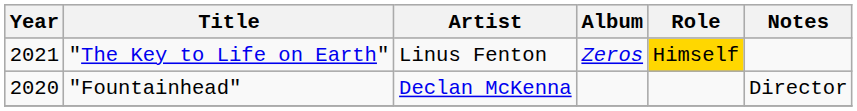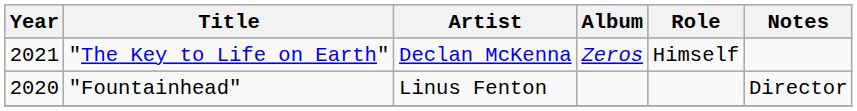(473, 55) Linus Fenton -> (485, 55) Declan McKenna
(696, 55) gold background -> (696, 55) no background
(485, 88) Declan McKenna -> (473, 88) Linus Fenton
